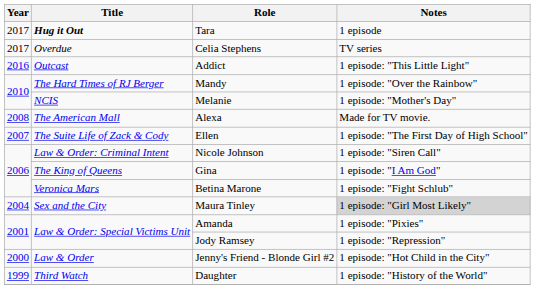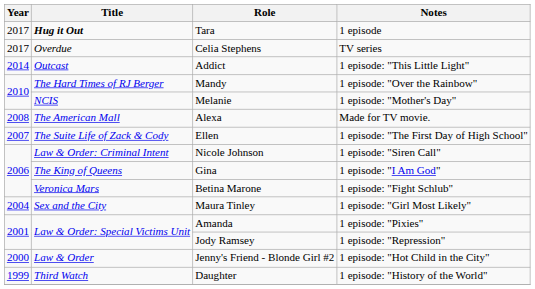(18, 65) 2016 -> (18, 65) 2014
(405, 205) lightgrey background -> (405, 205) no background
